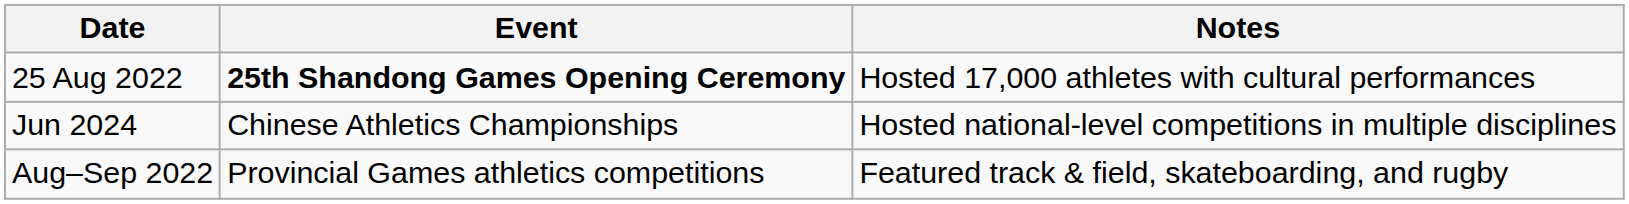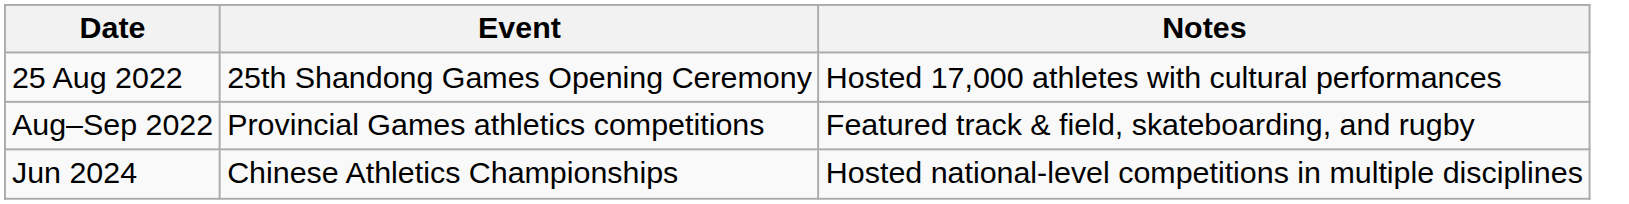(536, 76) bold -> (519, 76) normal
rows swapped: (113, 173) <-> (75, 125)
